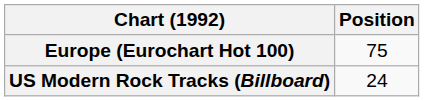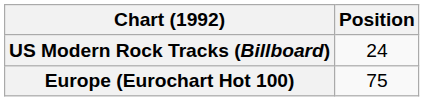rows swapped: (170, 50) <-> (170, 80)
